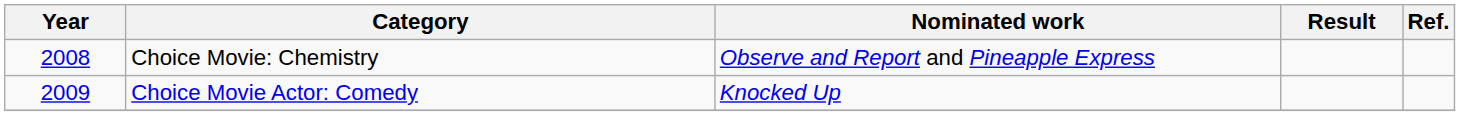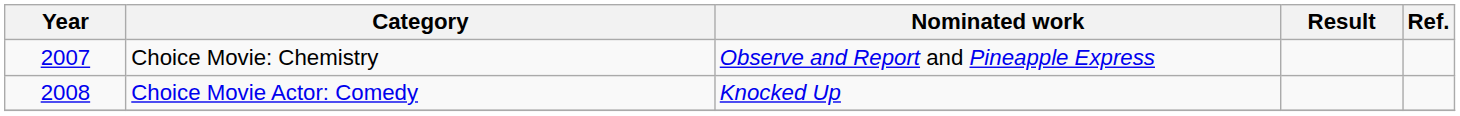(65, 57) 2008 -> (65, 57) 2007
(65, 92) 2009 -> (65, 92) 2008
